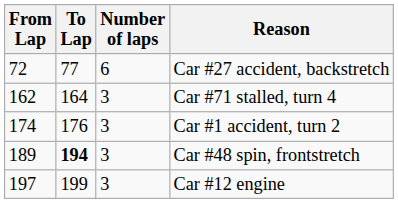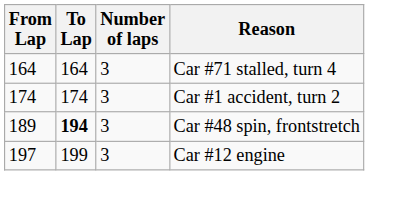- row: (281, 68)
(22, 97) 162 -> (22, 68) 164
(74, 126) 176 -> (74, 97) 174
